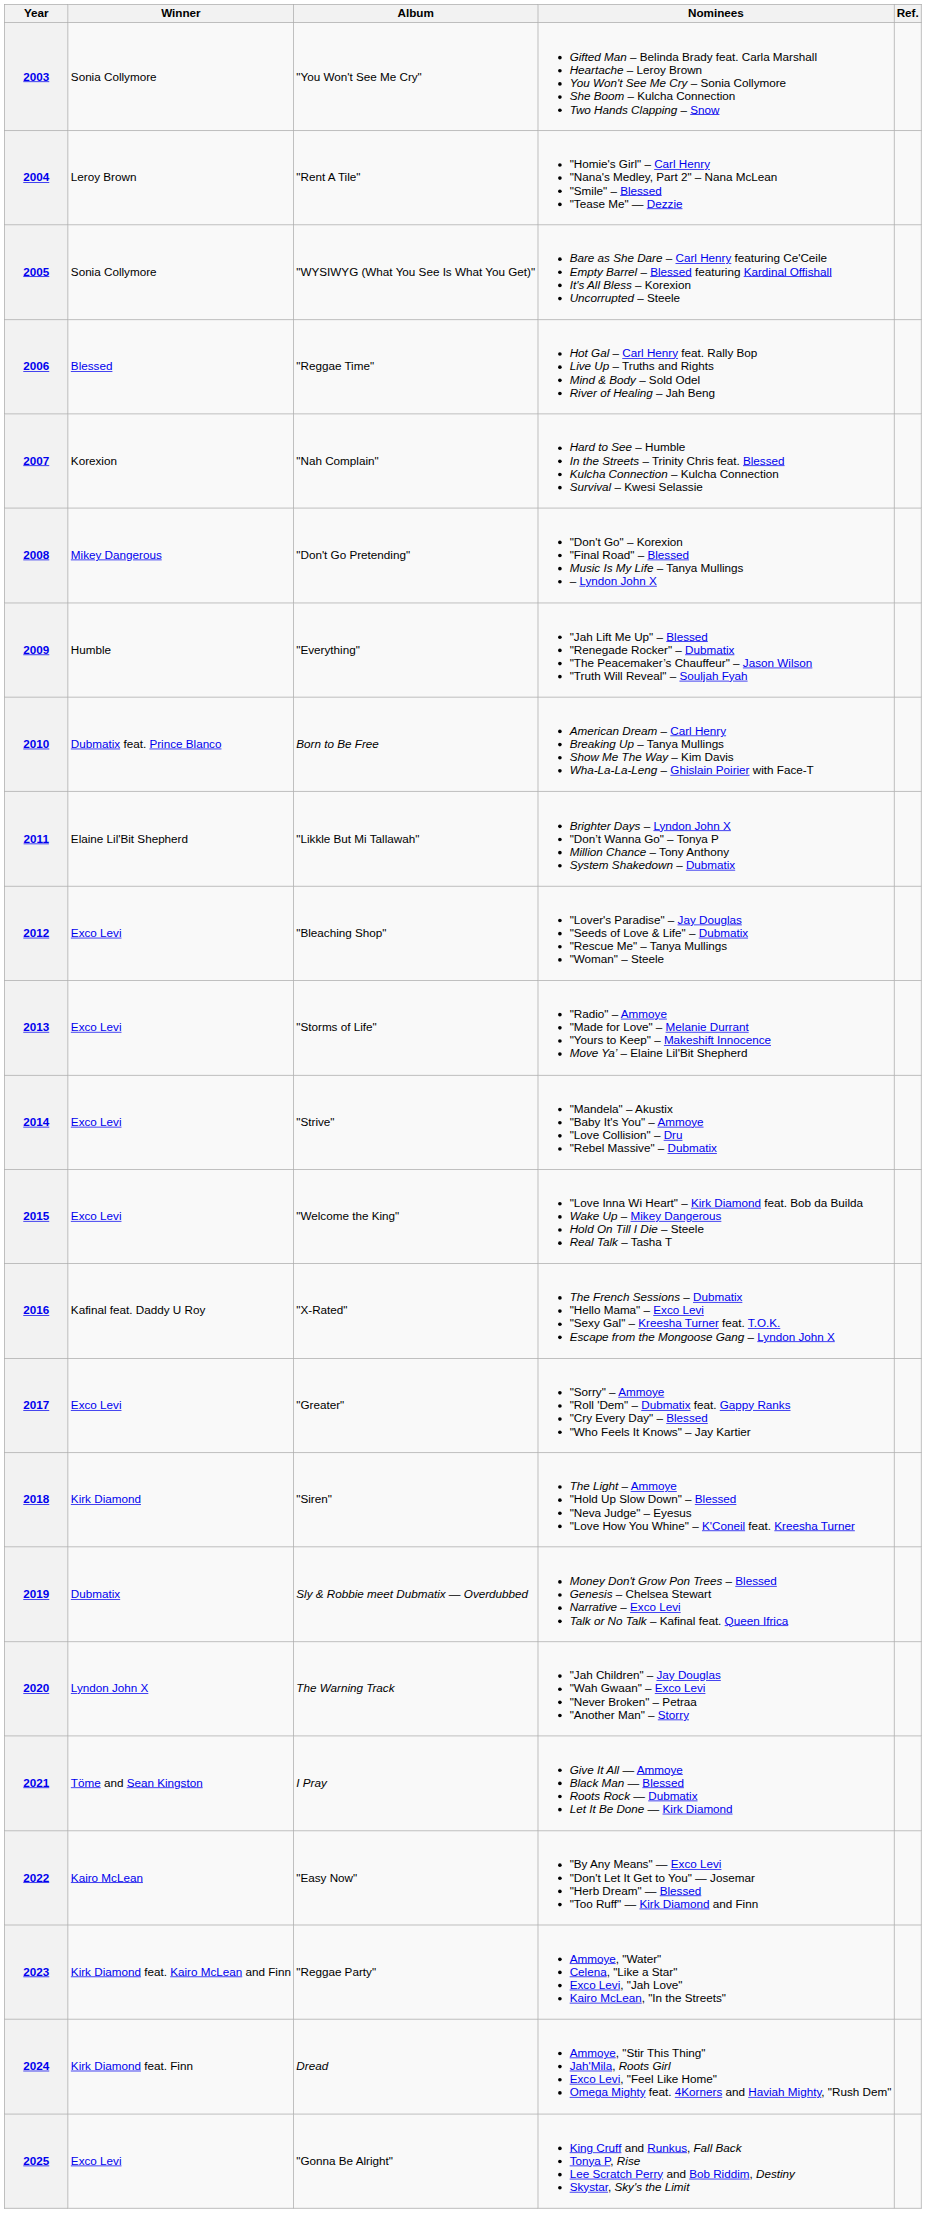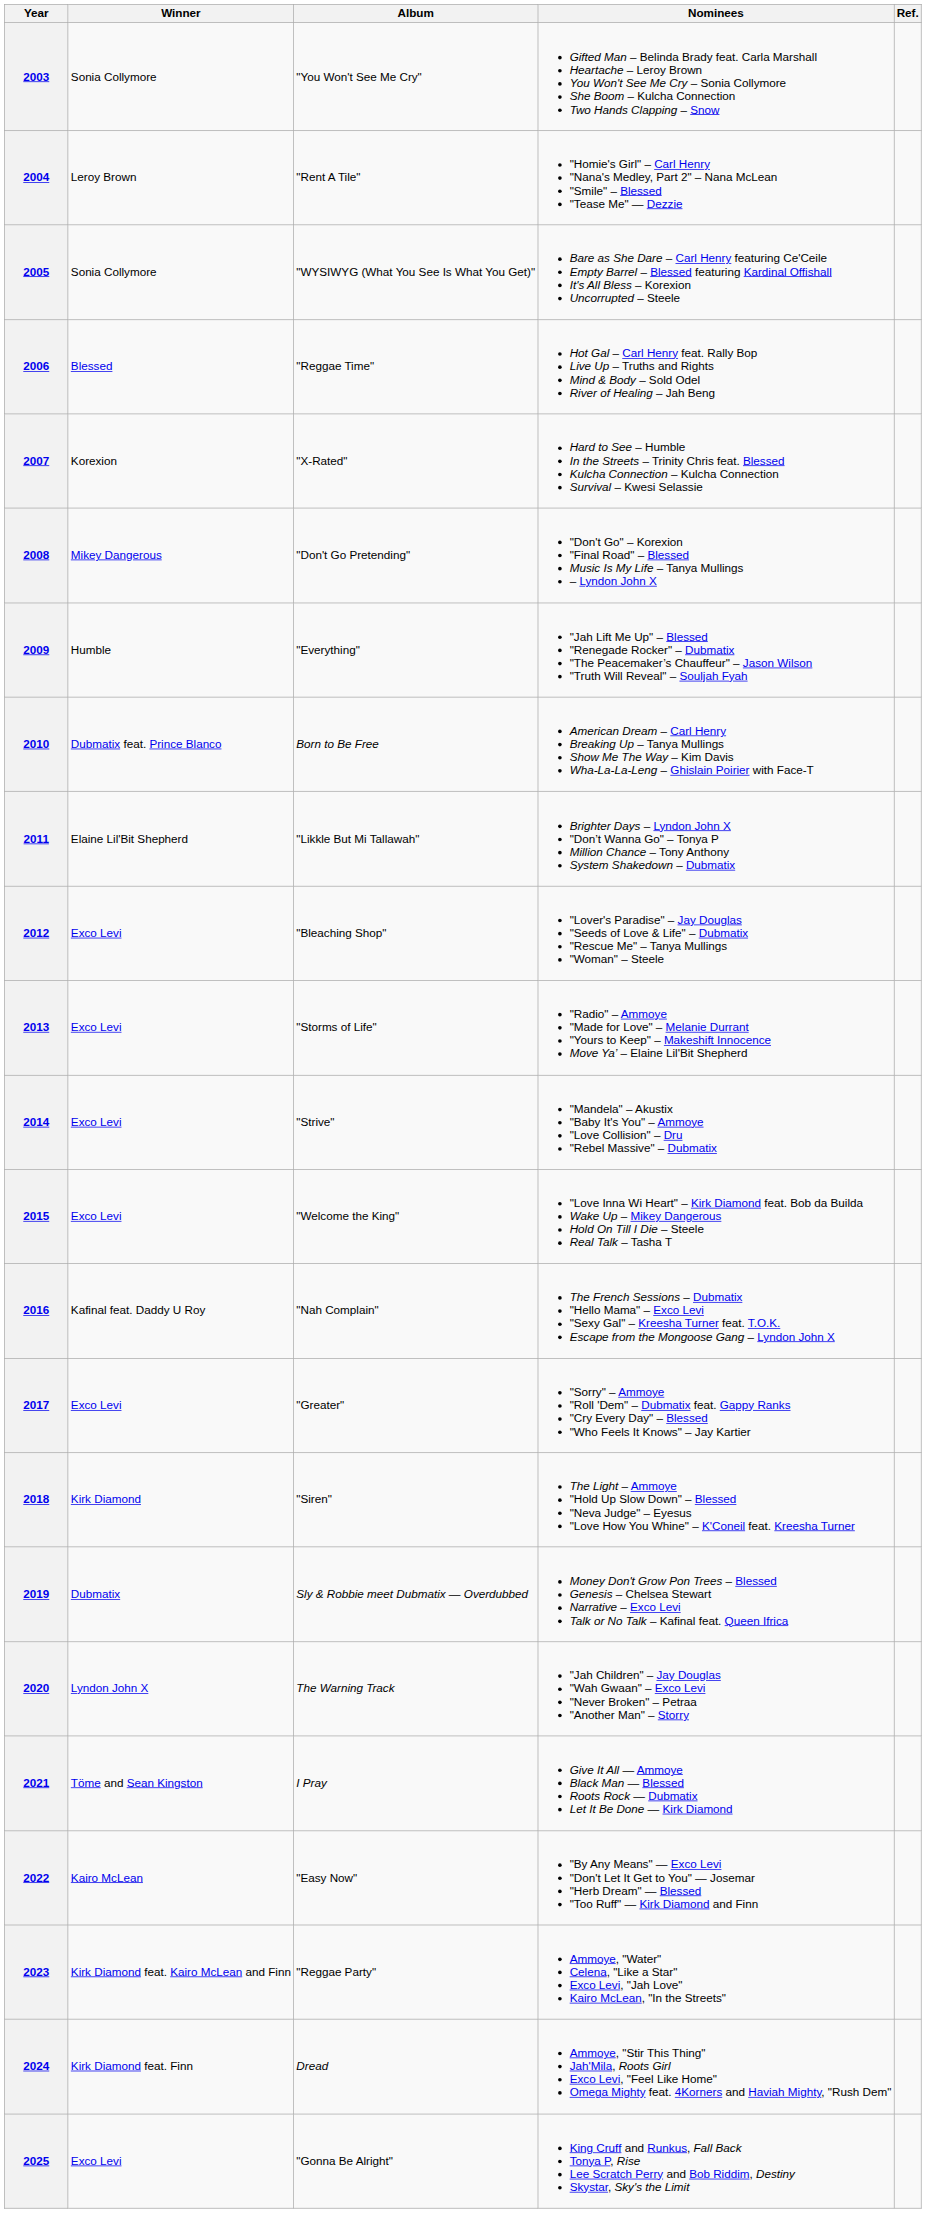(337, 461) "Nah Complain" -> (322, 461) "X-Rated"
(322, 1311) "X-Rated" -> (337, 1311) "Nah Complain"
